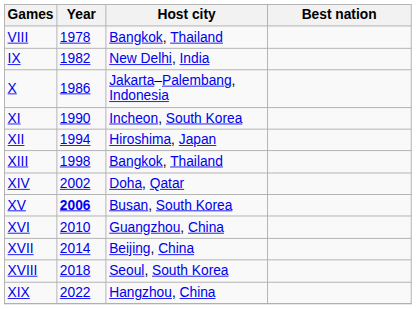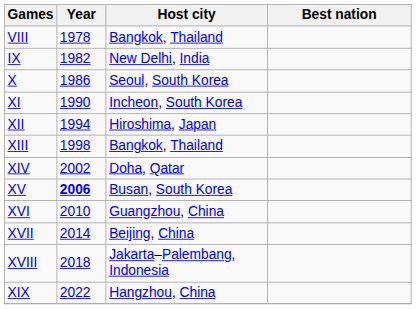(172, 88) Jakarta–Palembang, Indonesia -> (169, 80) Seoul, South Korea
(169, 270) Seoul, South Korea -> (172, 263) Jakarta–Palembang, Indonesia
